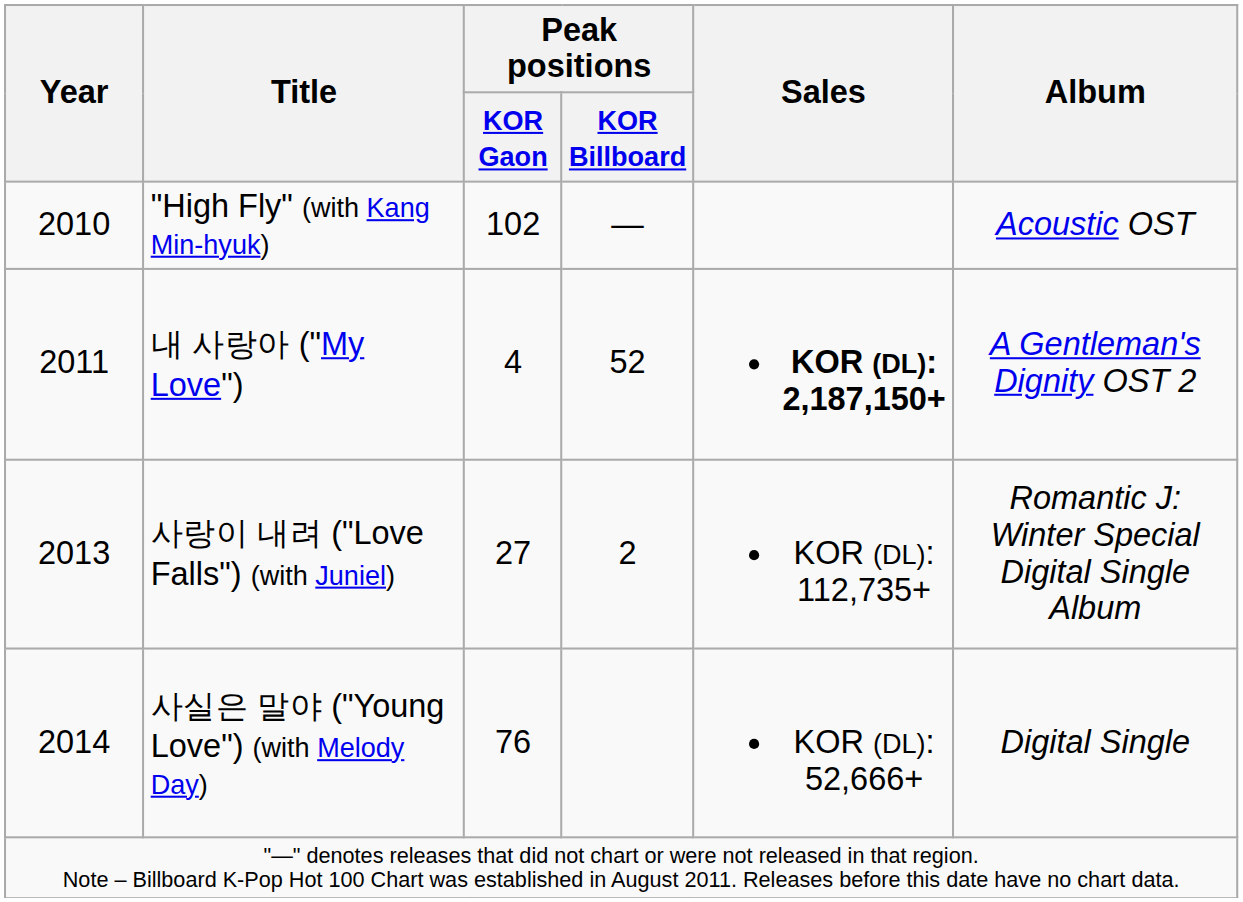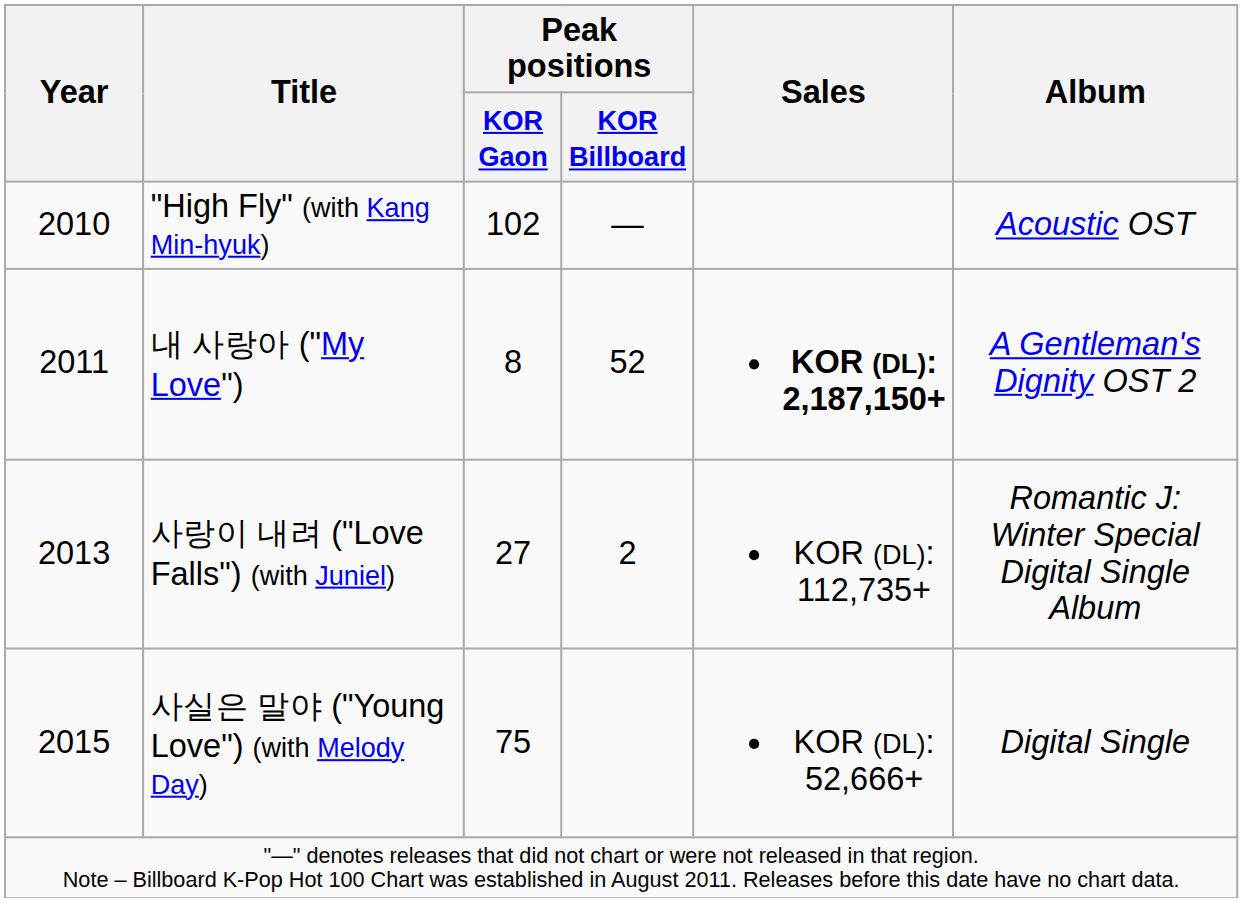(513, 363) 4 -> (513, 363) 8
(74, 742) 2014 -> (74, 742) 2015
(513, 742) 76 -> (513, 742) 75
